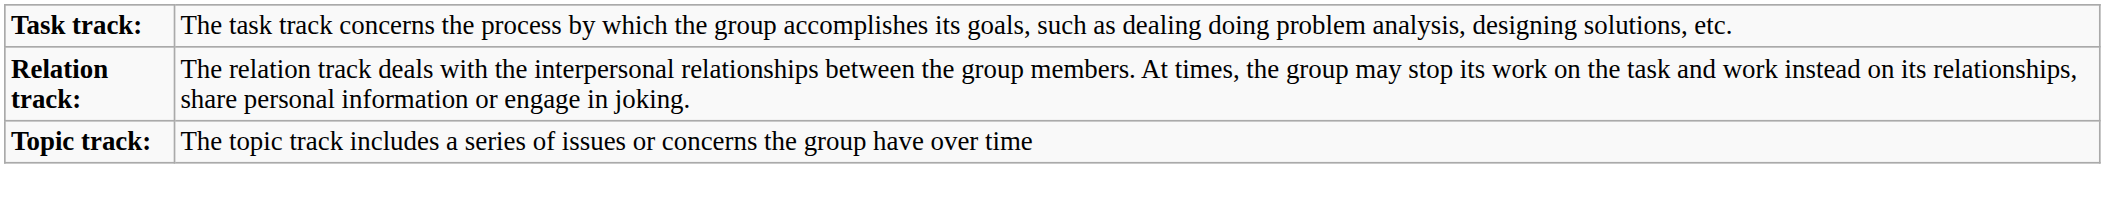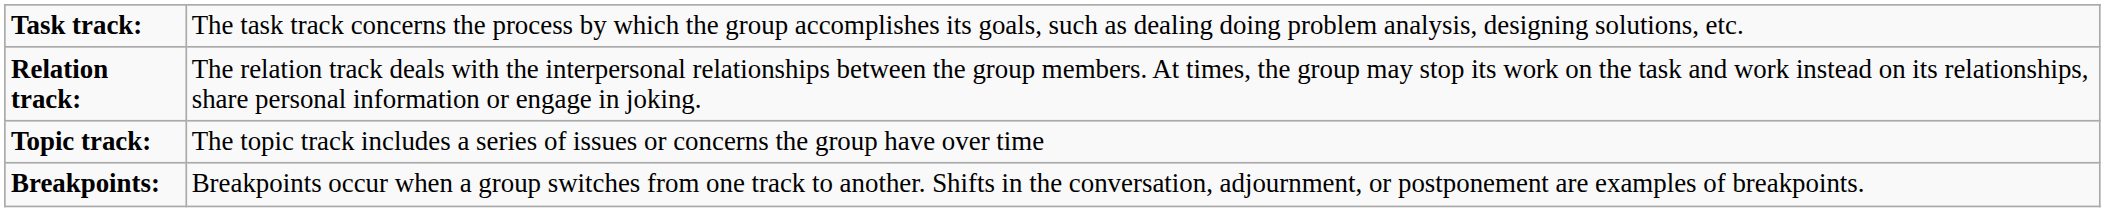+ row: (85, 183)
